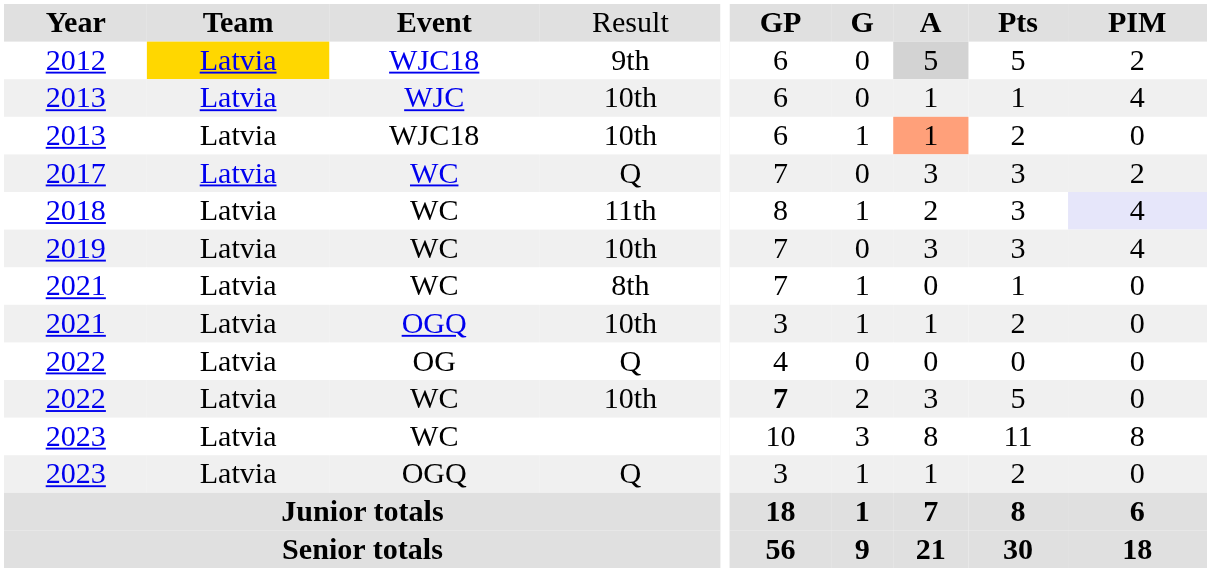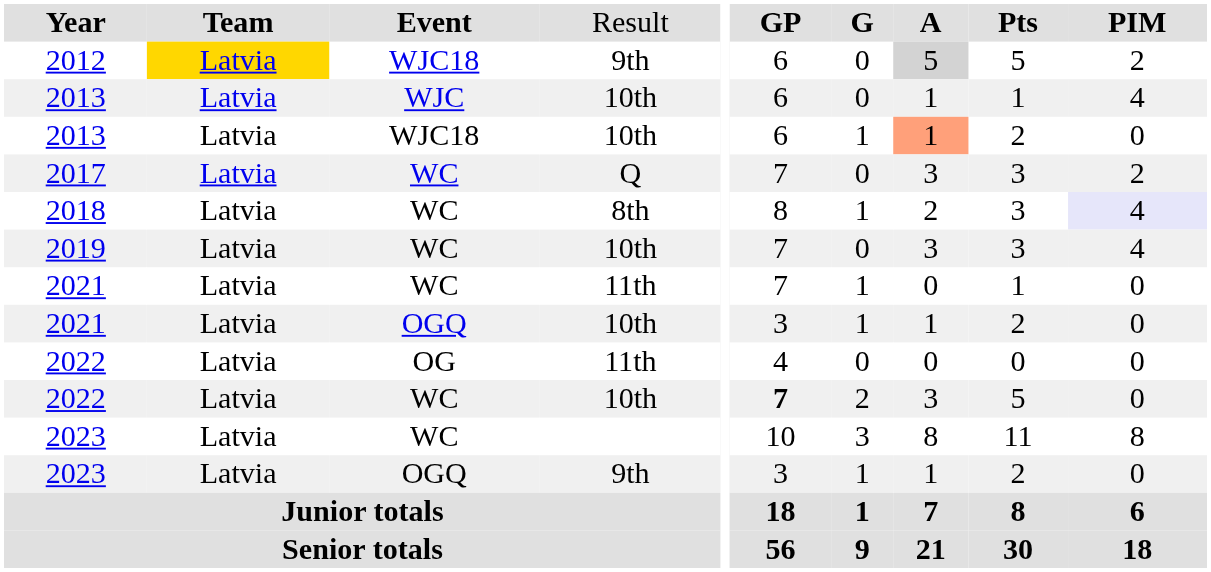(630, 210) 11th -> (630, 210) 8th
(630, 285) 8th -> (630, 285) 11th
(630, 360) Q -> (630, 360) 11th
(630, 473) Q -> (630, 473) 9th
